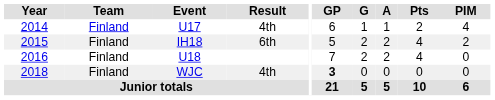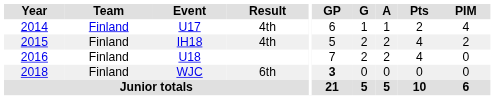(267, 42) 6th -> (267, 42) 4th
(267, 72) 4th -> (267, 72) 6th
